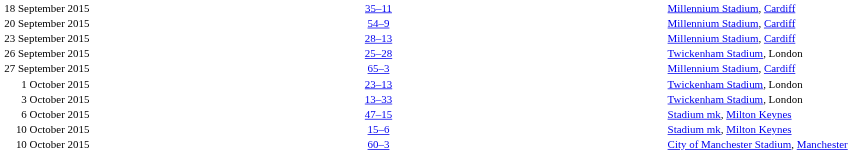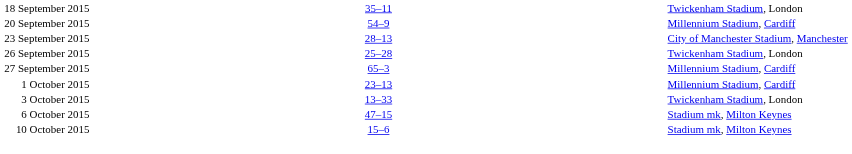(731, 8) Millennium Stadium, Cardiff -> (735, 8) Twickenham Stadium, London
(731, 38) Millennium Stadium, Cardiff -> (758, 38) City of Manchester Stadium, Manchester
(735, 84) Twickenham Stadium, London -> (731, 84) Millennium Stadium, Cardiff
- row: (53, 145)
